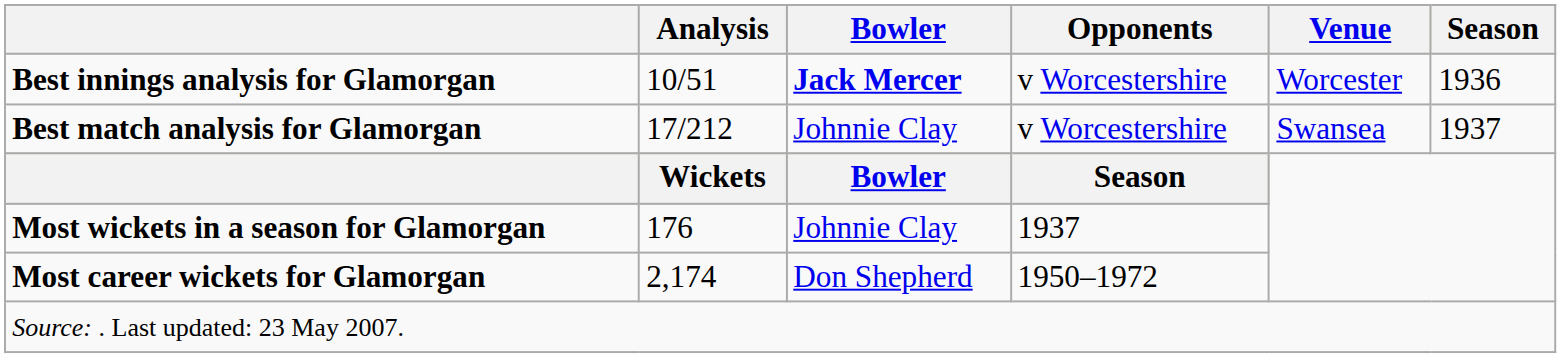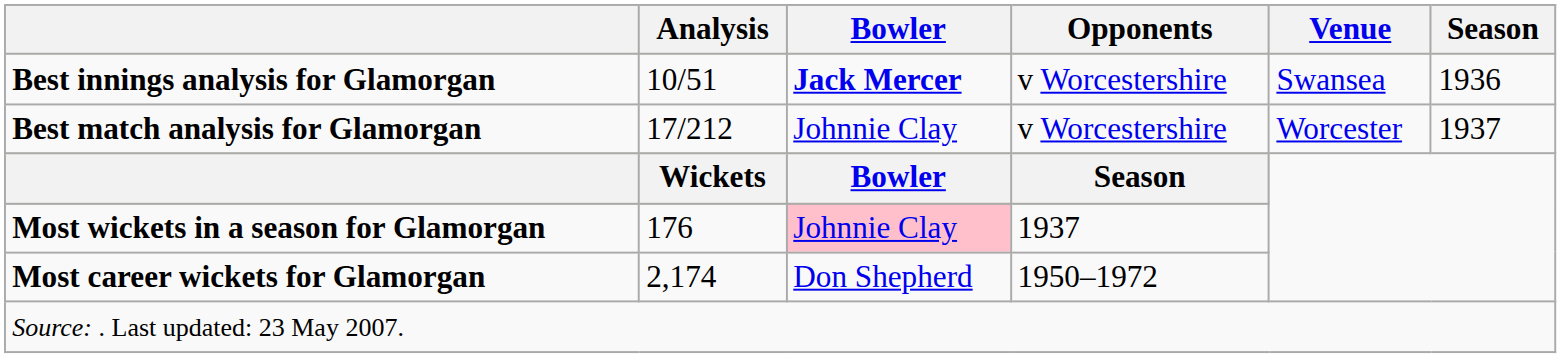(1339, 78) Worcester -> (1331, 78) Swansea
(1331, 128) Swansea -> (1339, 128) Worcester
(875, 227) no background -> (875, 227) pink background
